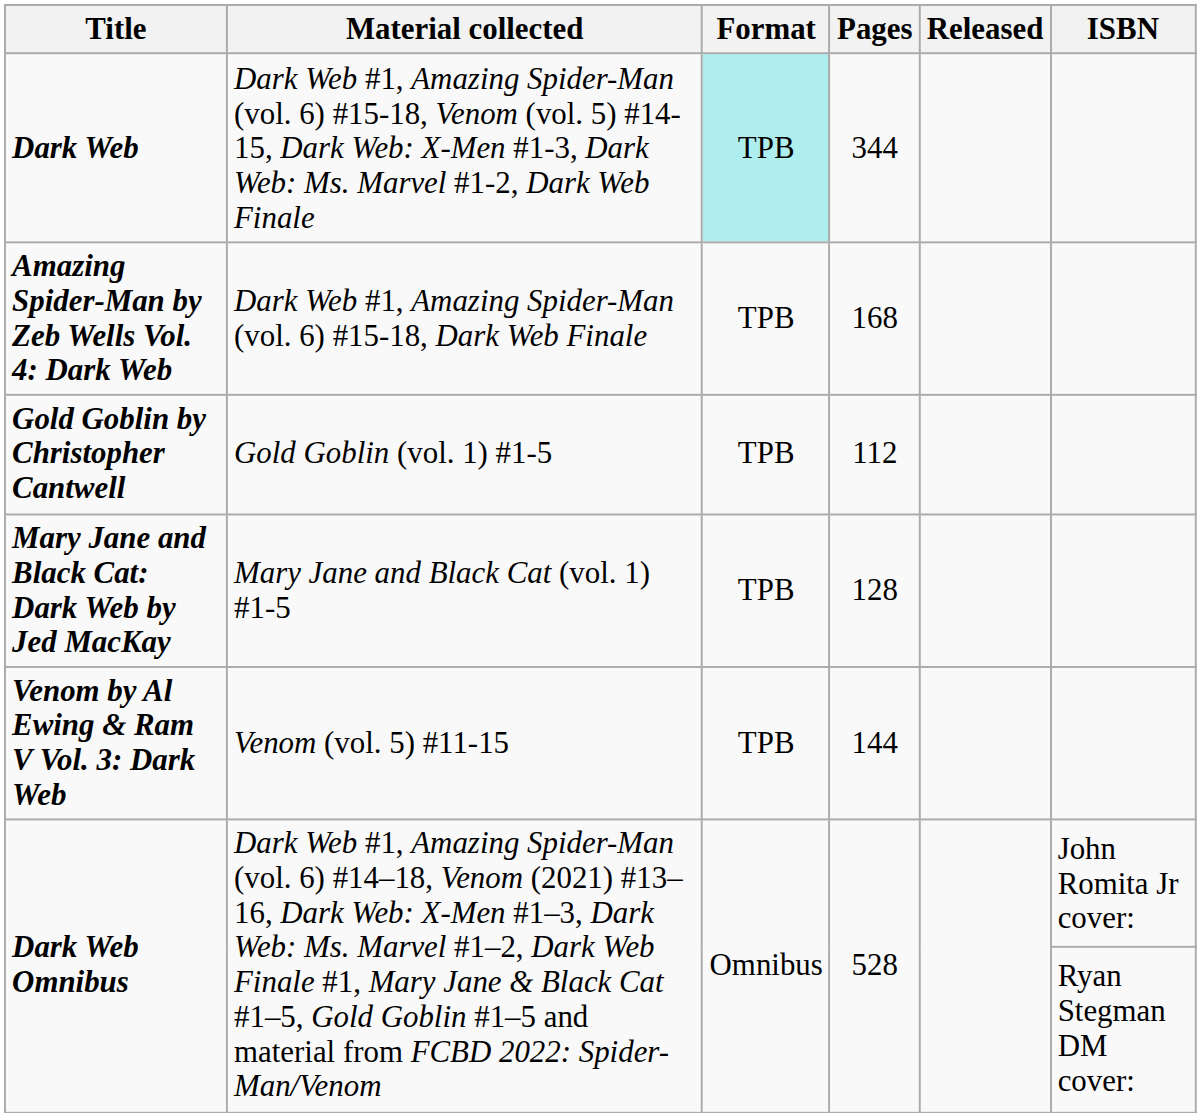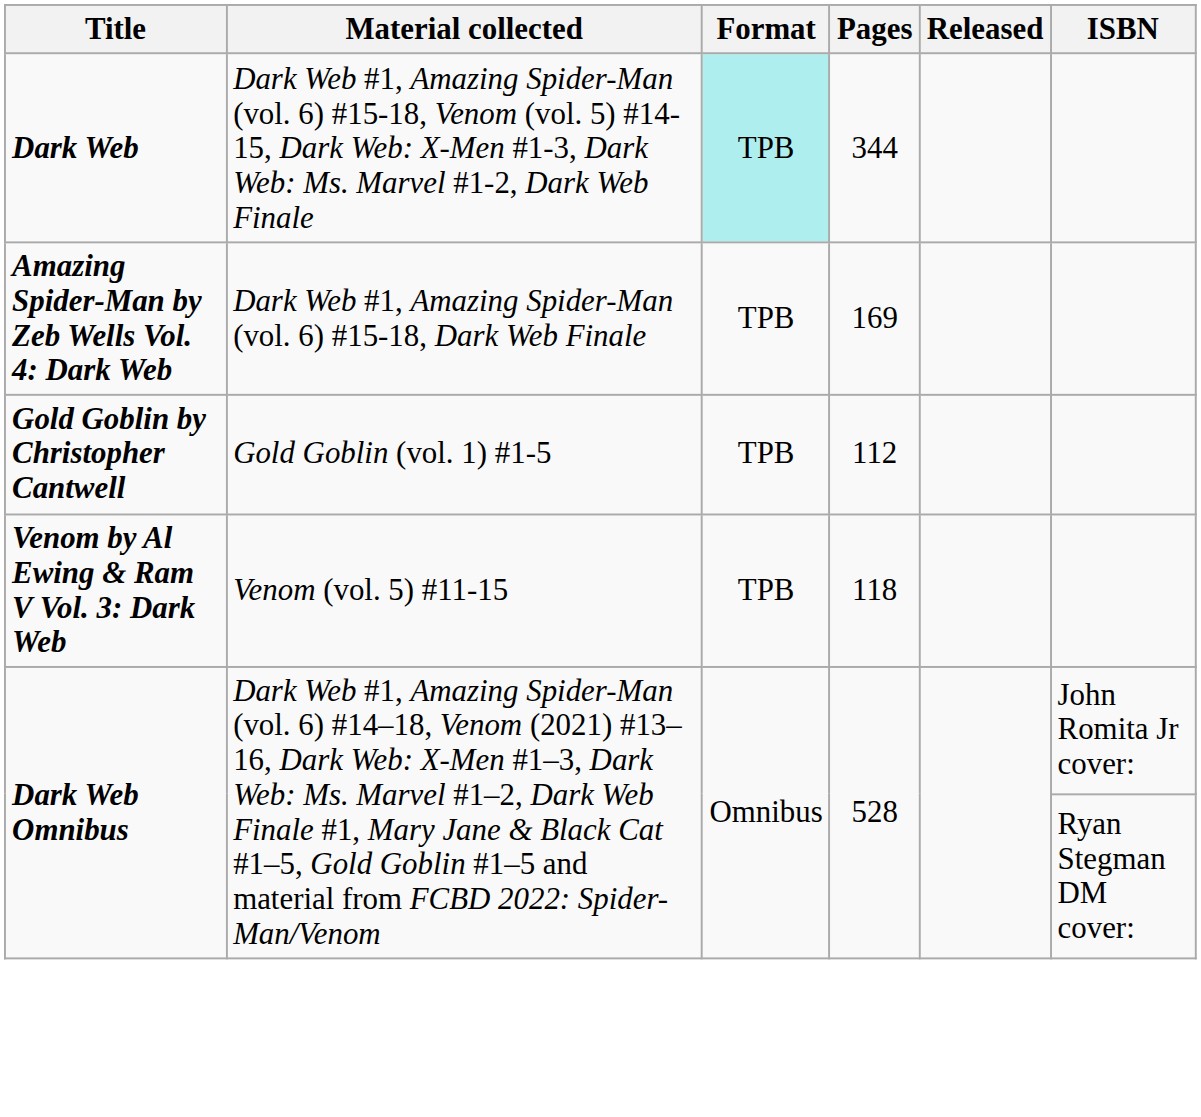(875, 318) 168 -> (875, 318) 169
- row: (109, 589)
(875, 742) 144 -> (875, 589) 118
